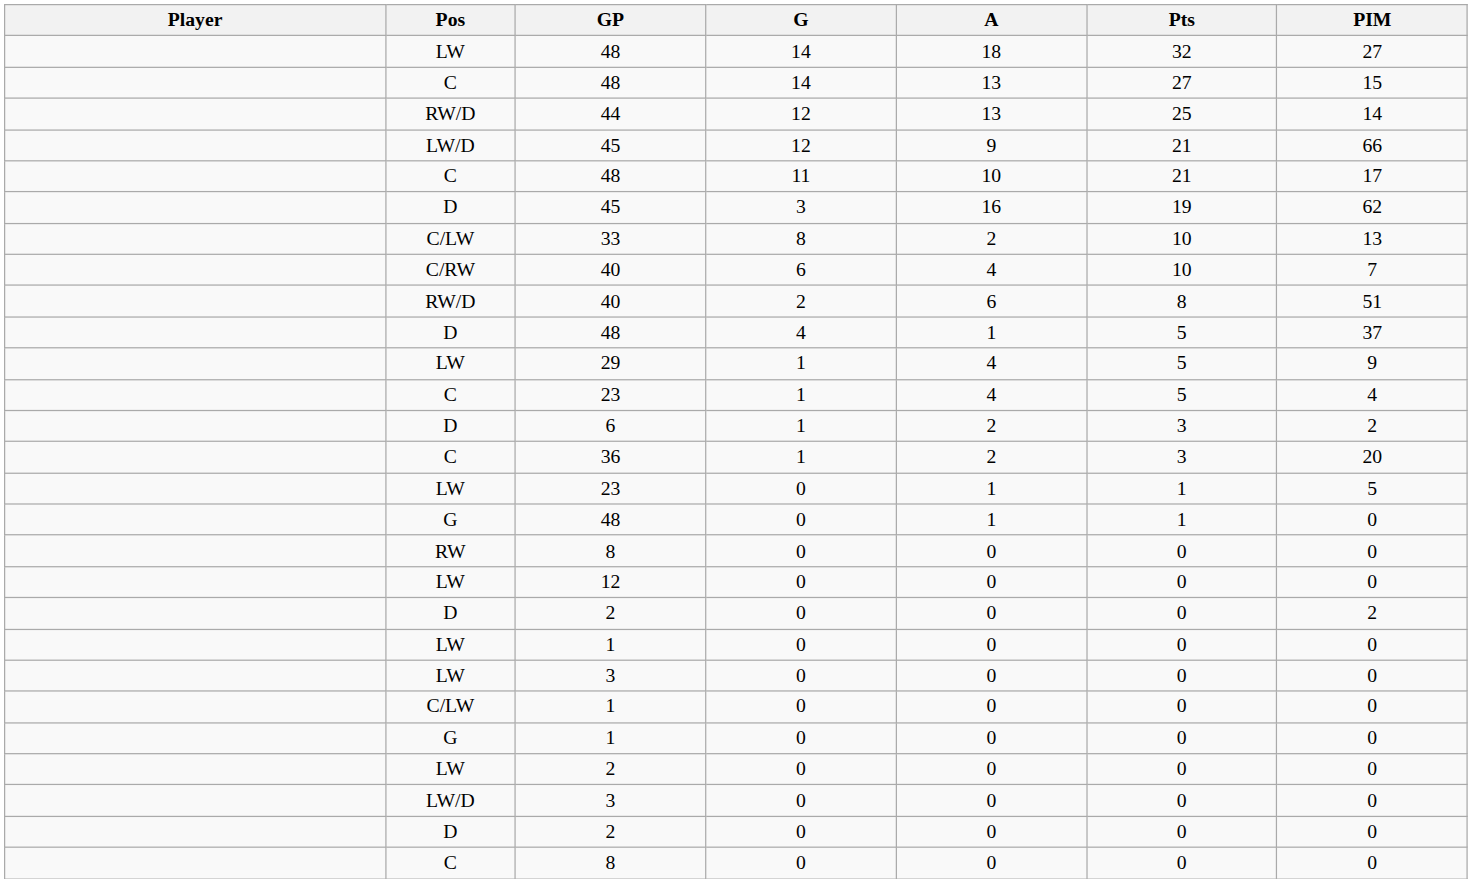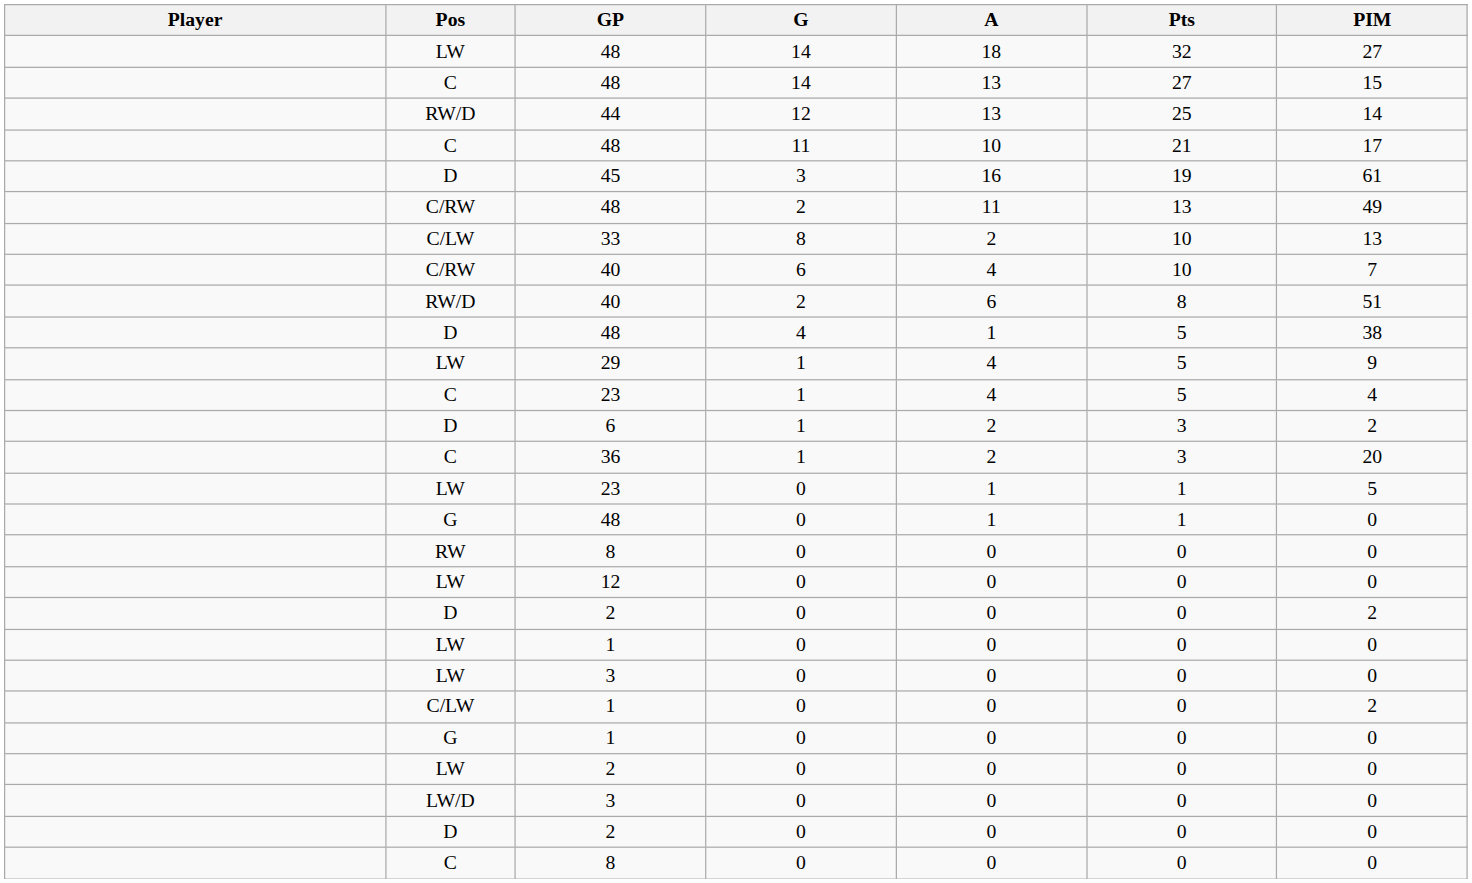- row: (450, 144)
(1372, 207) 62 -> (1372, 176) 61
+ row: (450, 207)
(1372, 332) 37 -> (1372, 332) 38
(1372, 706) 0 -> (1372, 706) 2
